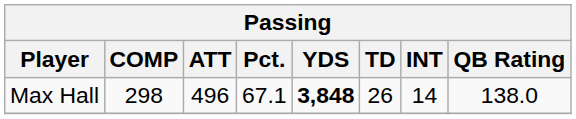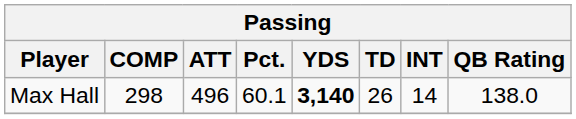(264, 95) 67.1 -> (264, 95) 60.1
(326, 95) 3,848 -> (326, 95) 3,140
